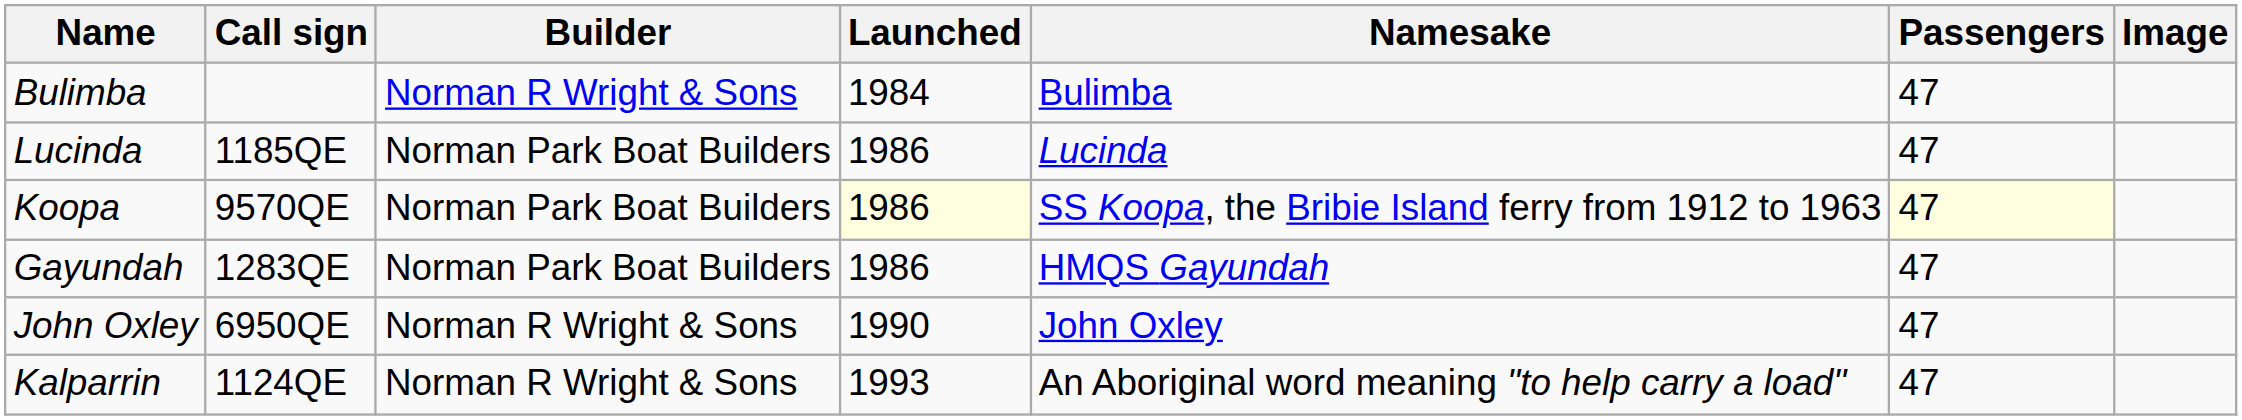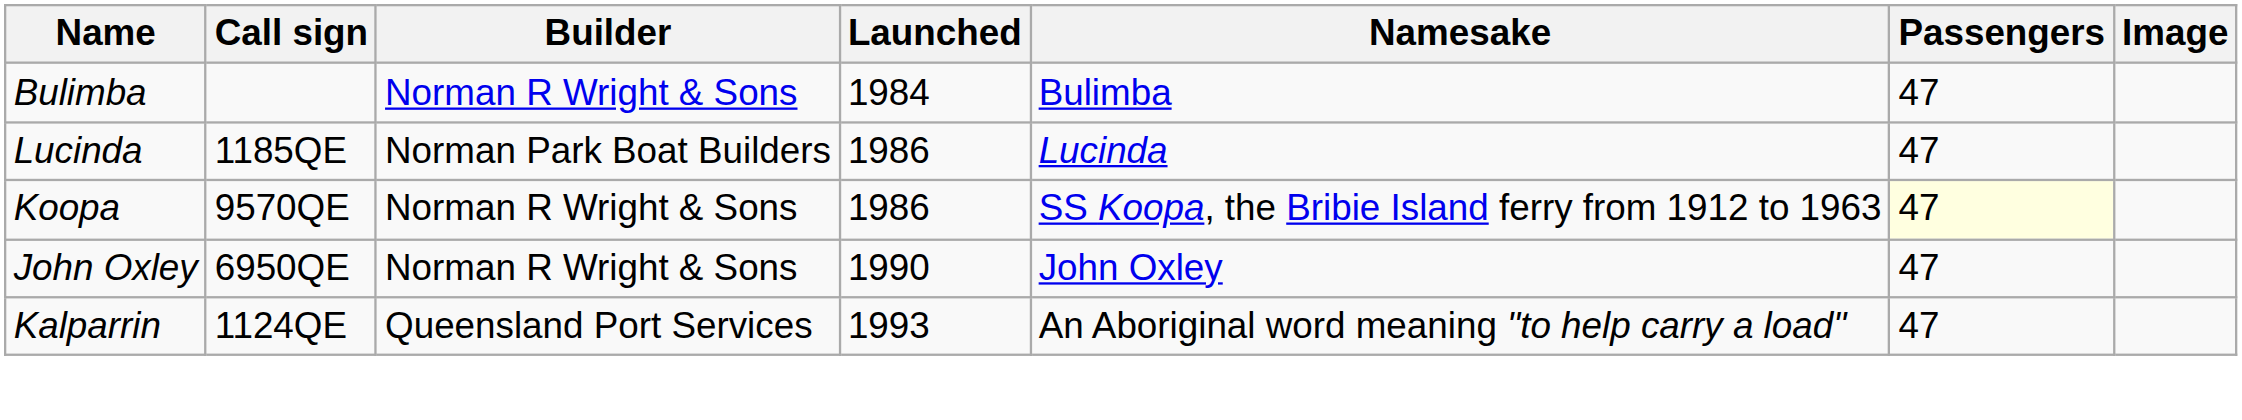(608, 208) Norman Park Boat Builders -> (591, 208) Norman R Wright & Sons
(889, 208) lightyellow background -> (889, 208) no background
- row: (99, 267)
(591, 383) Norman R Wright & Sons -> (599, 325) Queensland Port Services
